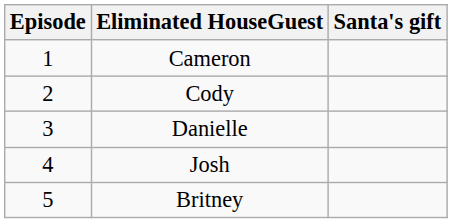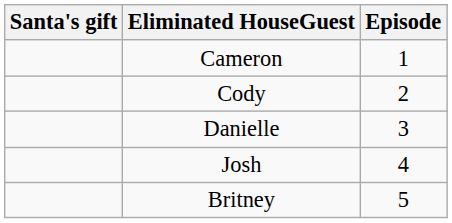columns swapped: (48, 22) <-> (387, 22)
